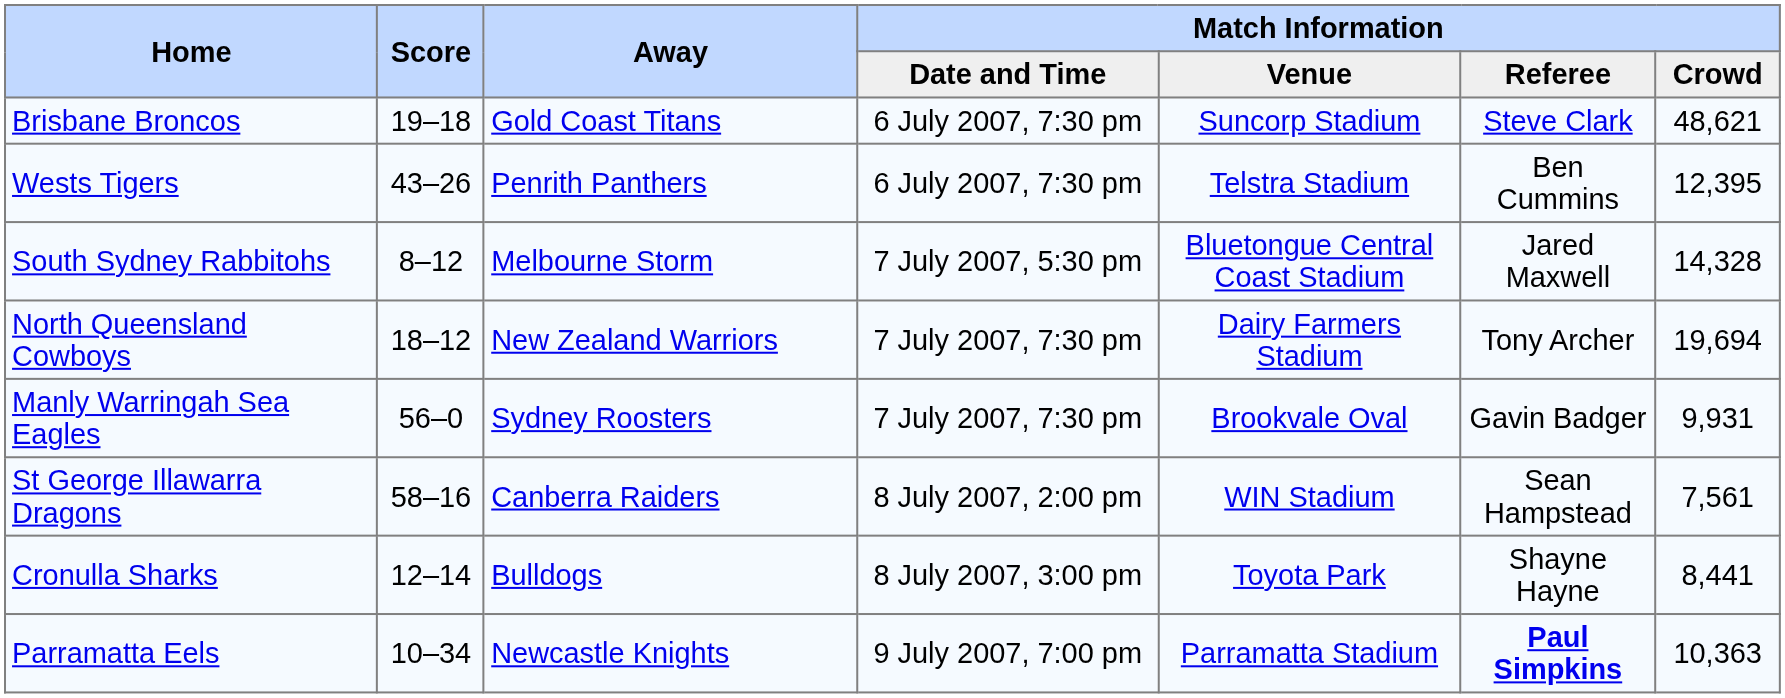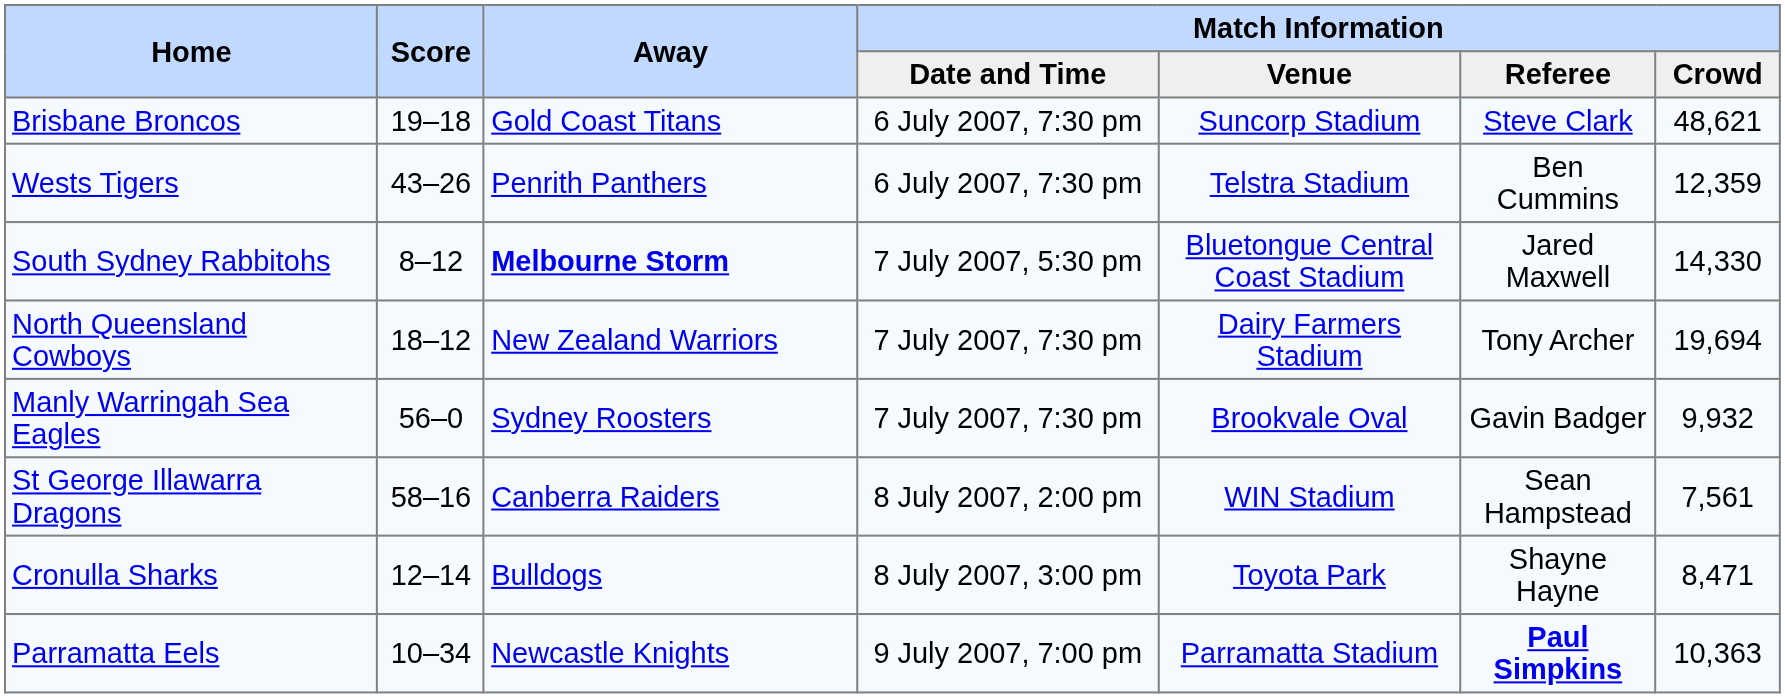(1718, 183) 12,395 -> (1718, 183) 12,359
(602, 261) normal -> (610, 261) bold
(1718, 261) 14,328 -> (1718, 261) 14,330
(1718, 418) 9,931 -> (1718, 418) 9,932
(1718, 575) 8,441 -> (1718, 575) 8,471
